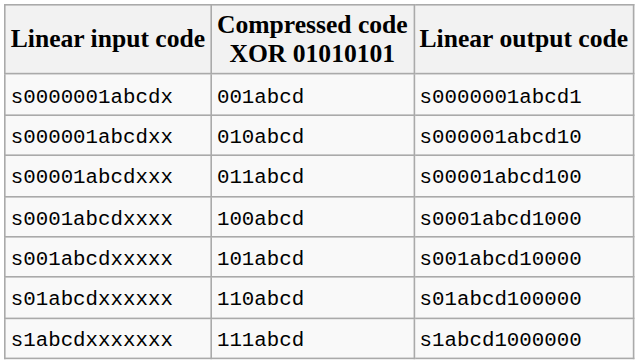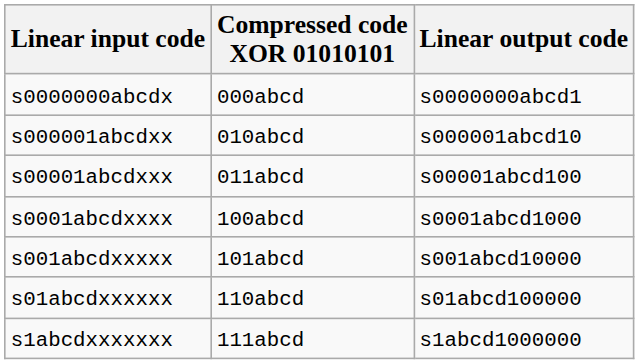+ row: (92, 97)
- row: (92, 97)
